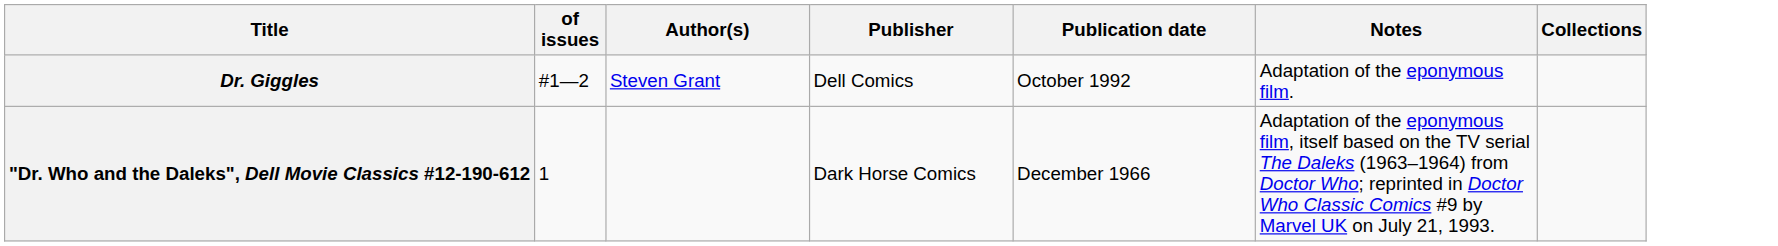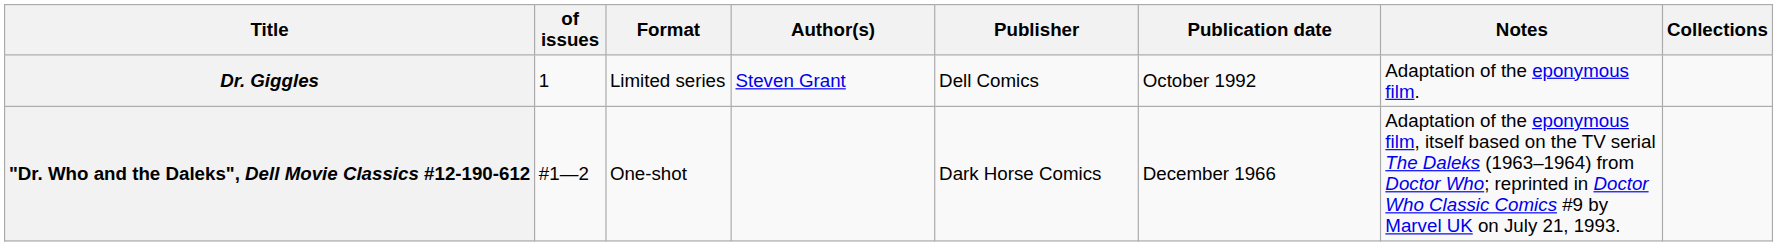+ column: (668, 29)
(564, 80) #1—2 -> (544, 80) 1
(544, 173) 1 -> (564, 173) #1—2
